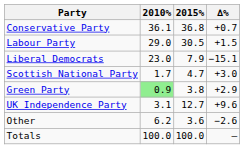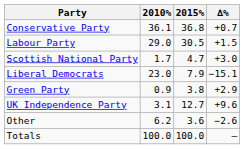rows swapped: (72, 74) <-> (55, 58)
(163, 89) lightgreen background -> (163, 89) no background
